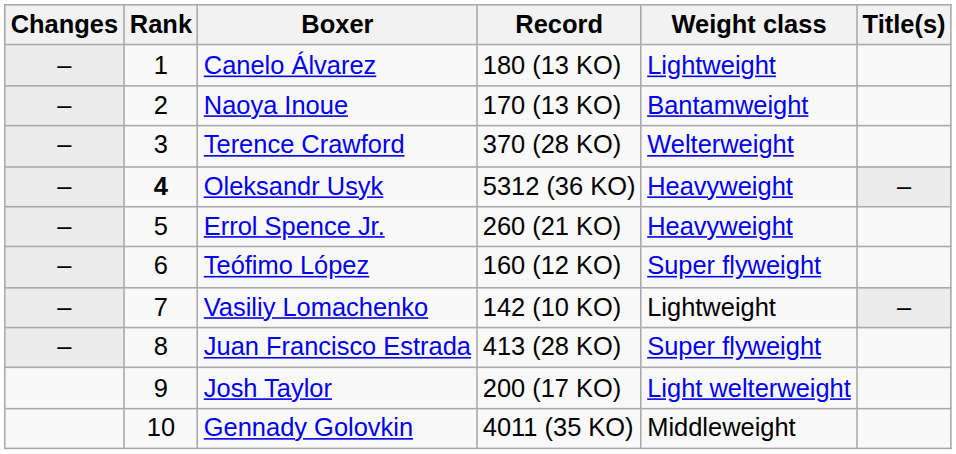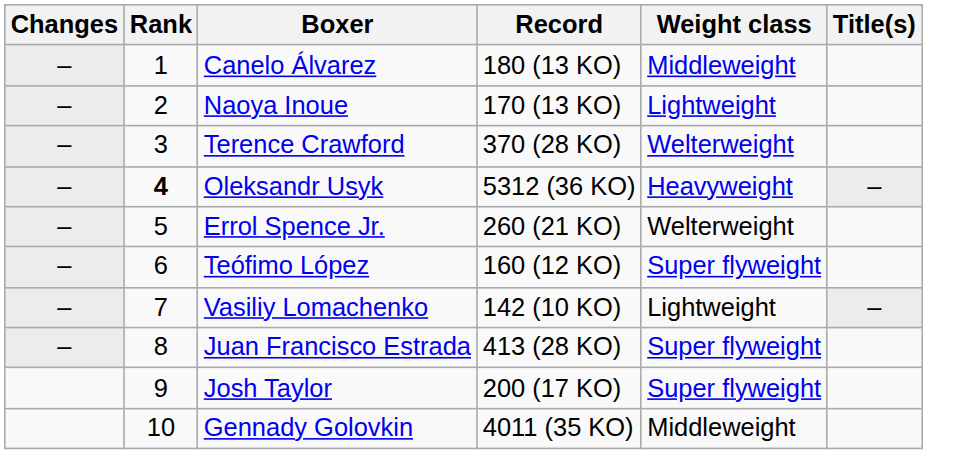(712, 65) Lightweight -> (721, 65) Middleweight
(728, 105) Bantamweight -> (712, 105) Lightweight
(720, 226) Heavyweight -> (720, 226) Welterweight
(749, 387) Light welterweight -> (734, 387) Super flyweight
